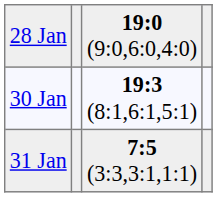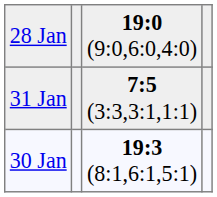rows swapped: (38, 98) <-> (38, 160)
